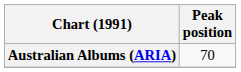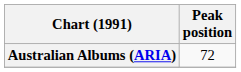(207, 55) 70 -> (207, 55) 72
